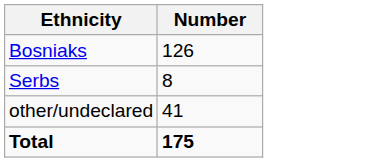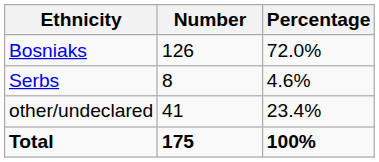+ column: (319, 19)
